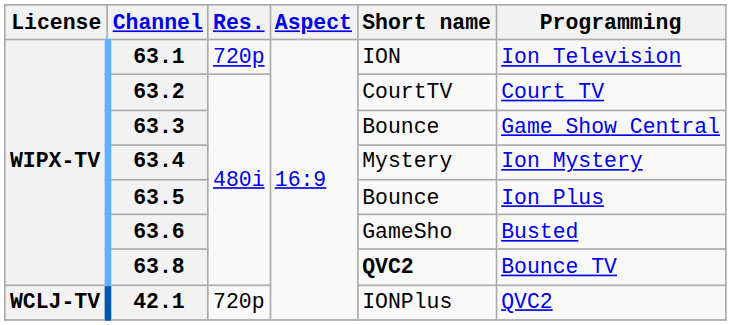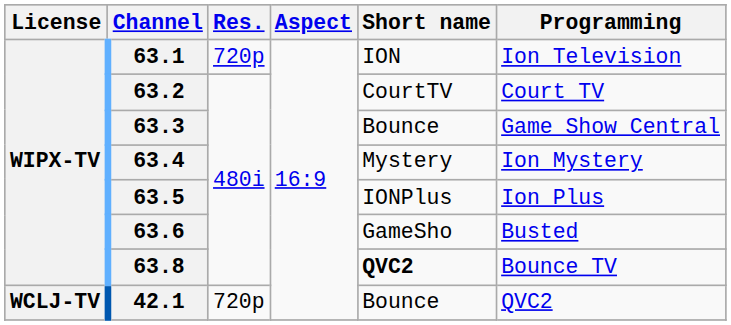(401, 197) Bounce -> (407, 197) IONPlus
(407, 302) IONPlus -> (401, 302) Bounce
